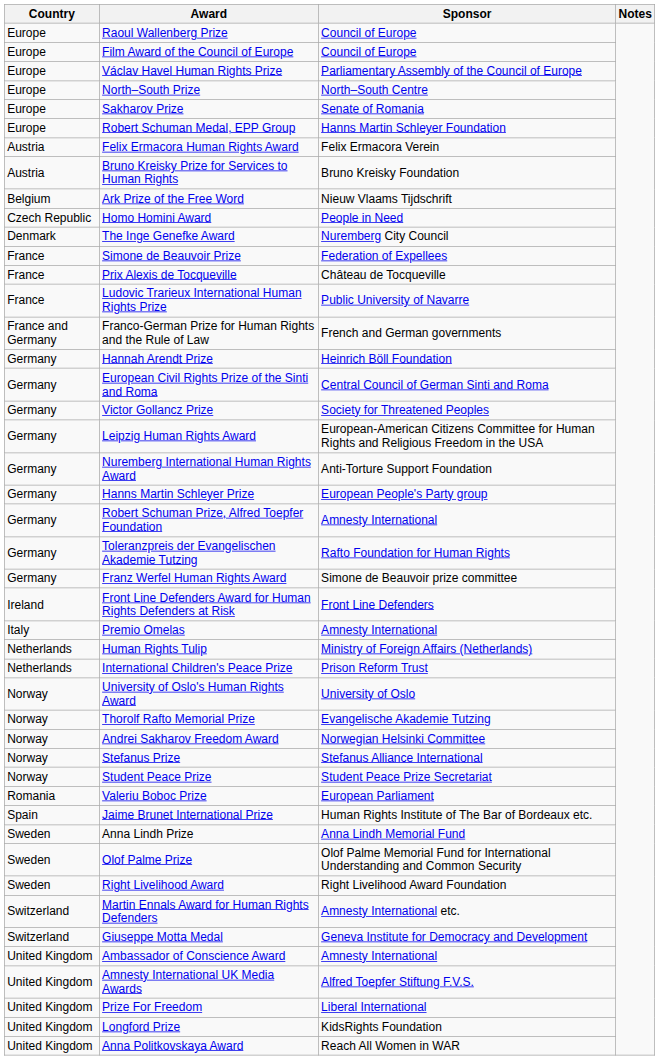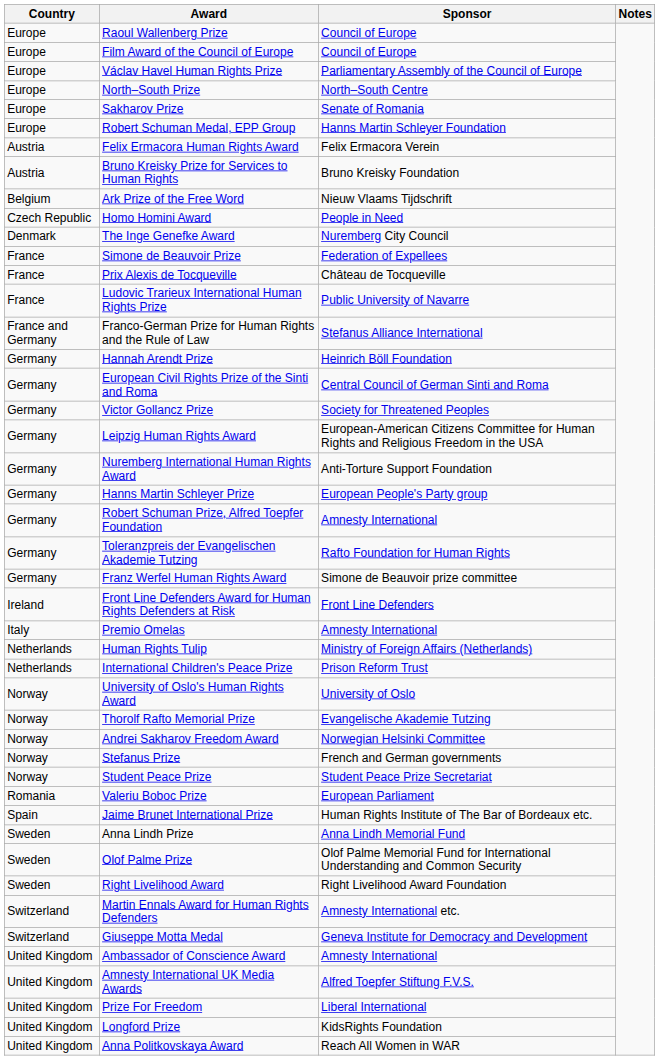(411, 333) French and German governments -> (402, 333) Stefanus Alliance International
(402, 758) Stefanus Alliance International -> (411, 758) French and German governments
